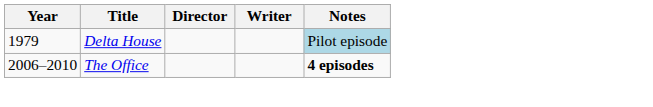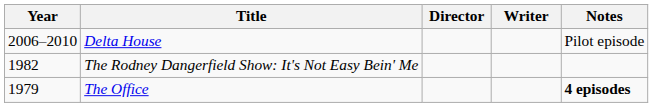(23, 41) 1979 -> (43, 41) 2006–2010
(347, 41) lightblue background -> (604, 41) no background
+ row: (251, 65)
(43, 65) 2006–2010 -> (23, 89) 1979
